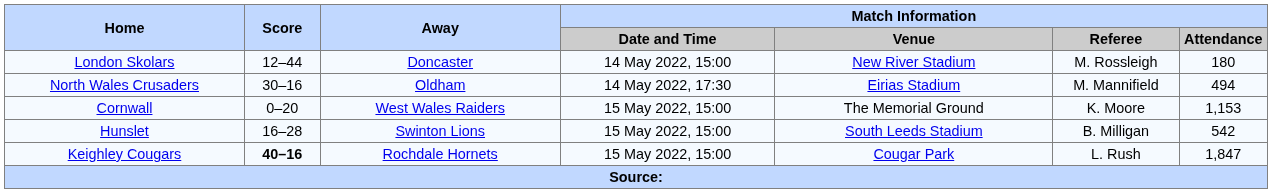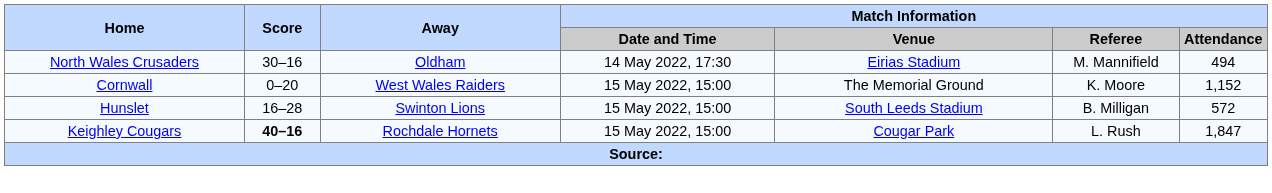- row: (124, 62)
(1223, 108) 1,153 -> (1223, 85) 1,152
(1223, 131) 542 -> (1223, 108) 572
